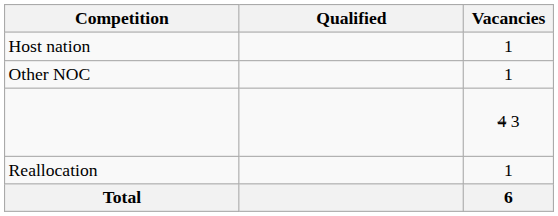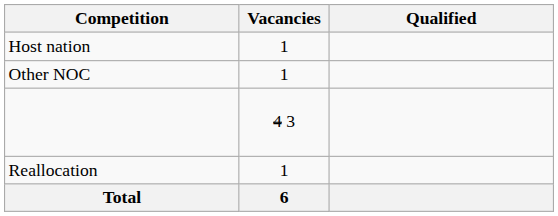columns swapped: (509, 18) <-> (351, 18)
